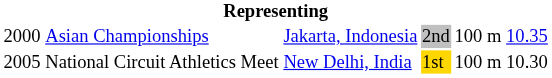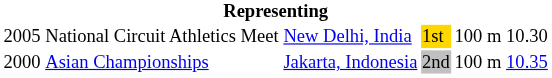rows swapped: (127, 36) <-> (162, 61)
